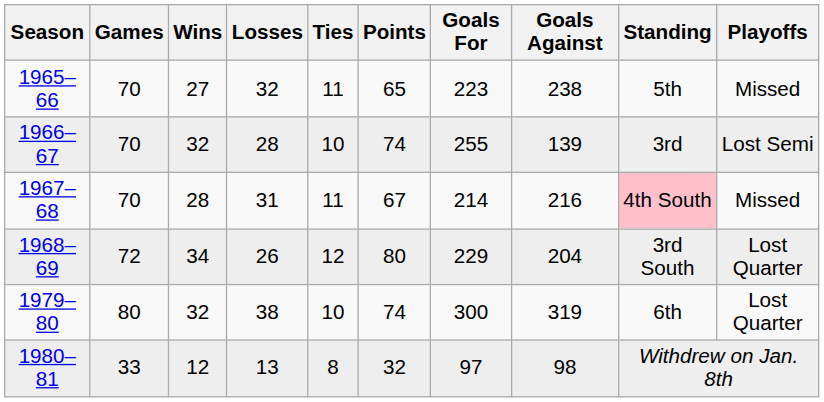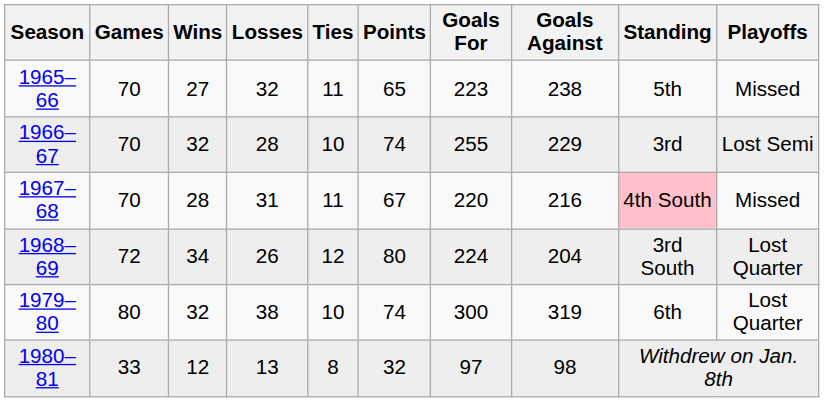(565, 144) 139 -> (565, 144) 229
(471, 200) 214 -> (471, 200) 220
(471, 256) 229 -> (471, 256) 224
